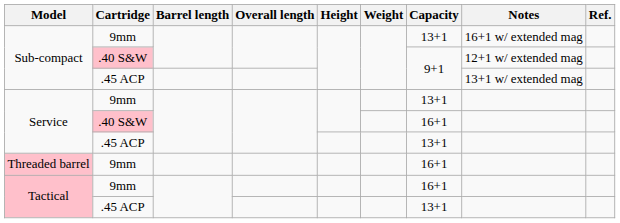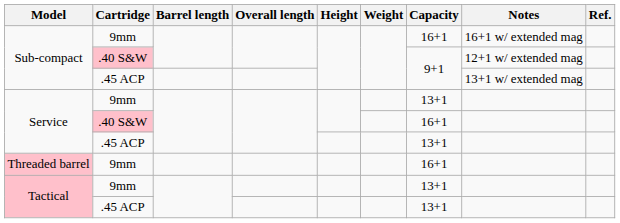(434, 36) 13+1 -> (434, 36) 16+1
(434, 185) 16+1 -> (434, 185) 13+1
